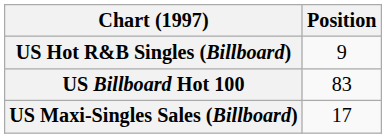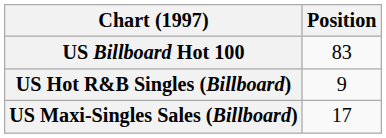rows swapped: (153, 84) <-> (153, 52)
